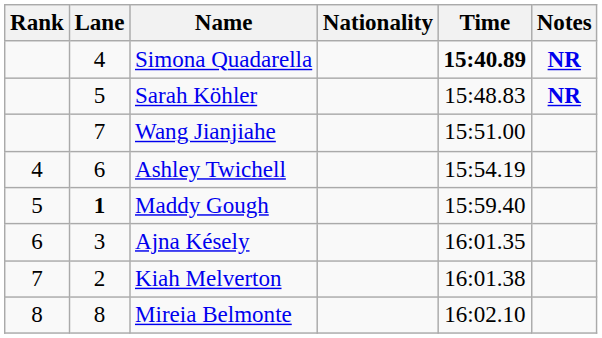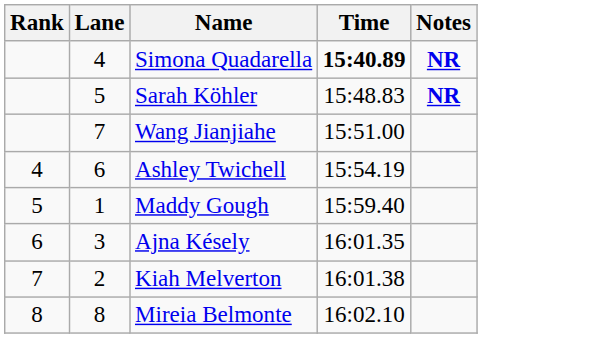- column: (378, 22)
(99, 205) bold -> (99, 205) normal
